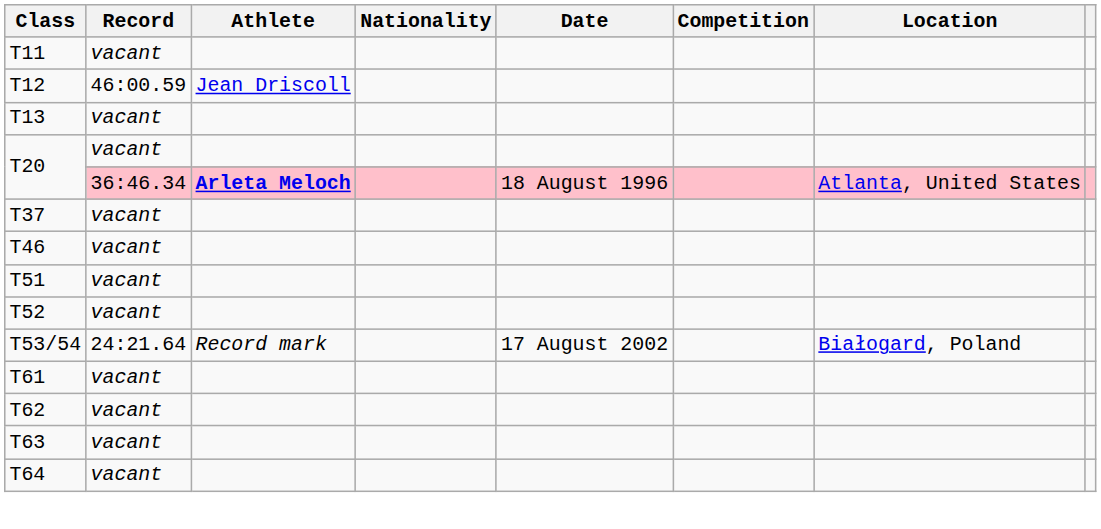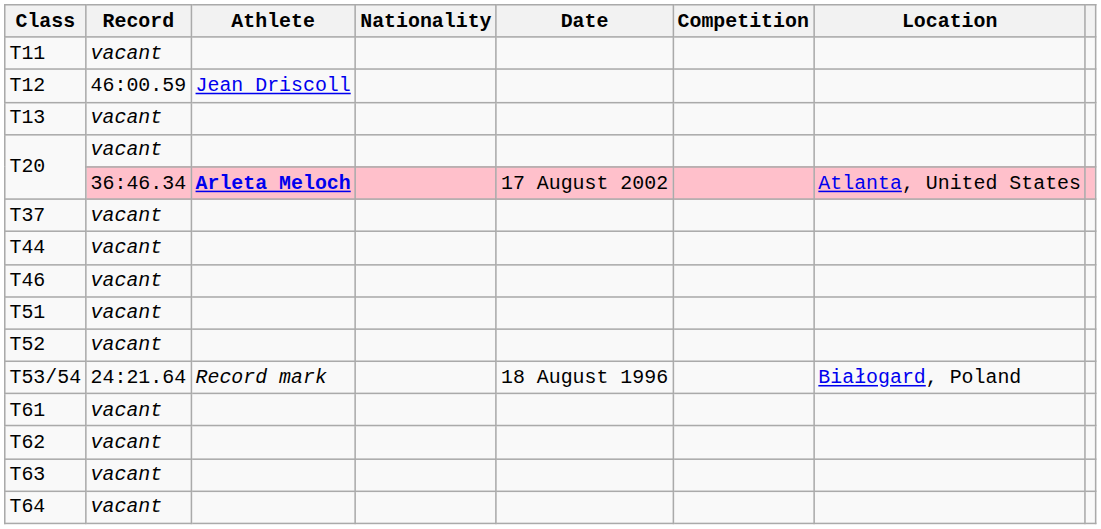(585, 183) 18 August 1996 -> (585, 183) 17 August 2002
+ row: (27, 248)
(585, 345) 17 August 2002 -> (585, 378) 18 August 1996
